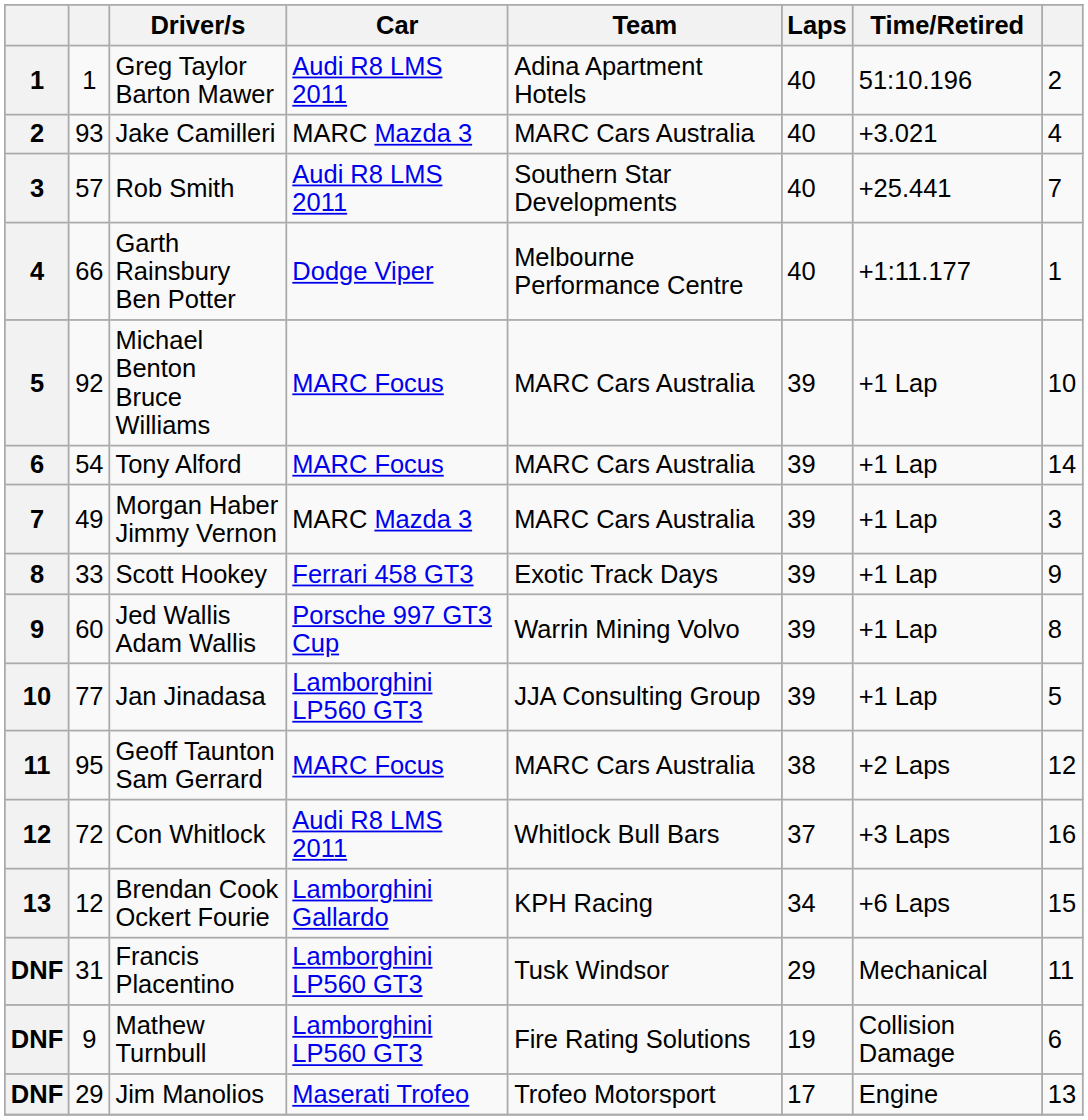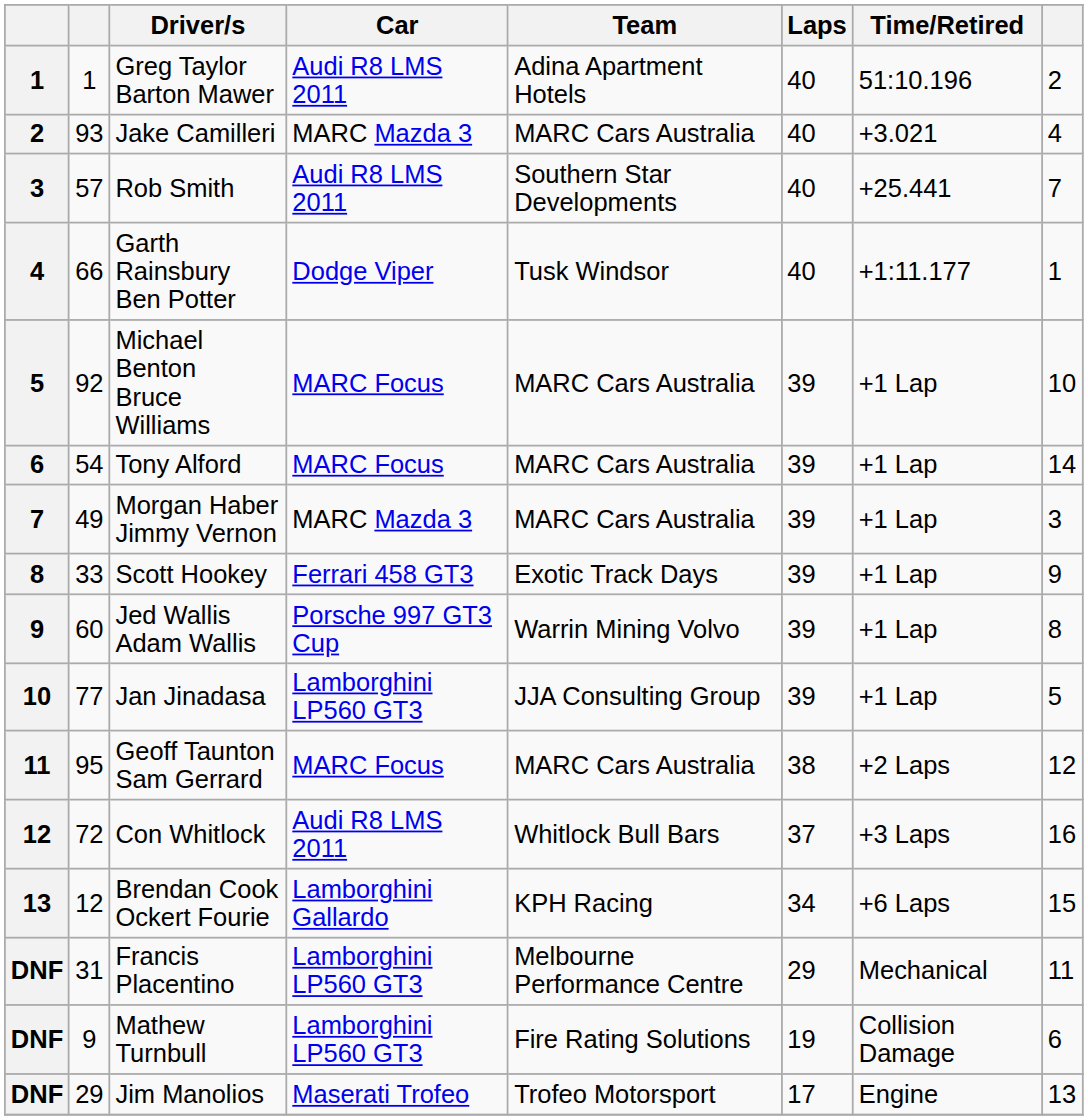(629, 271) Melbourne Performance Centre -> (592, 271) Tusk Windsor
(592, 971) Tusk Windsor -> (629, 971) Melbourne Performance Centre
